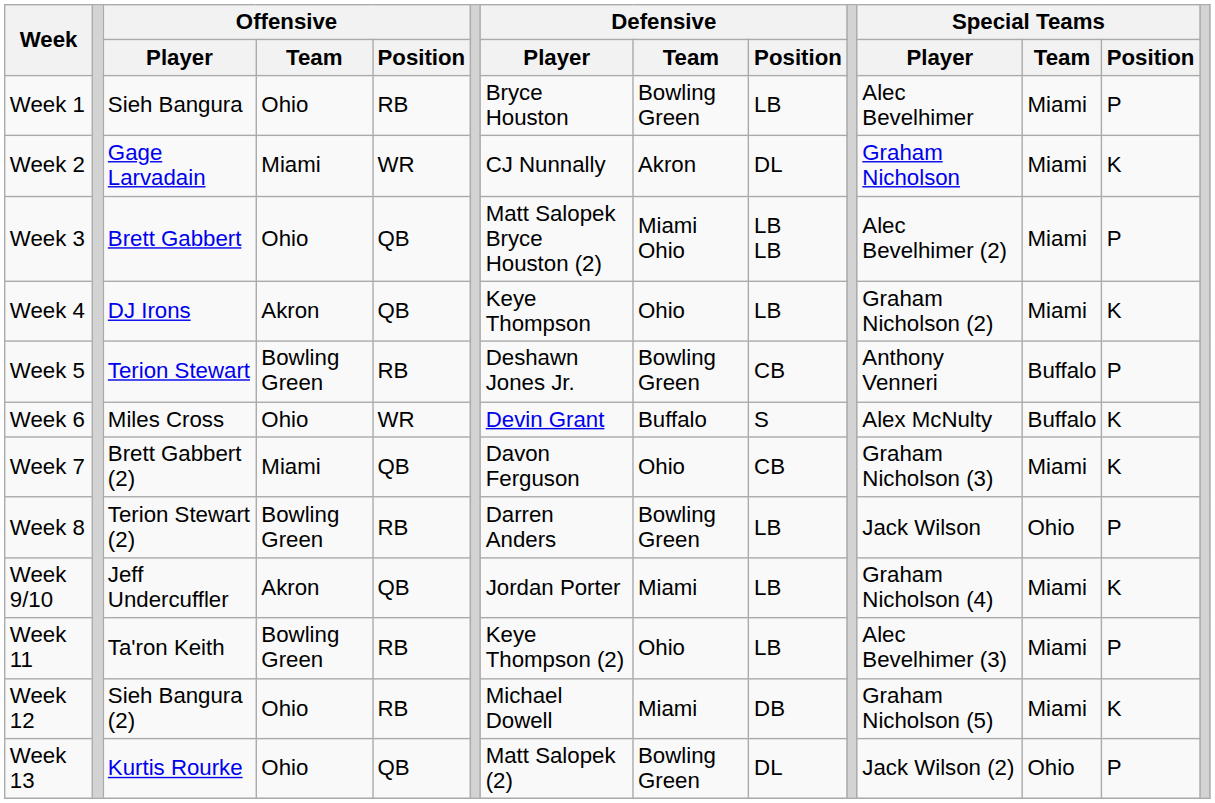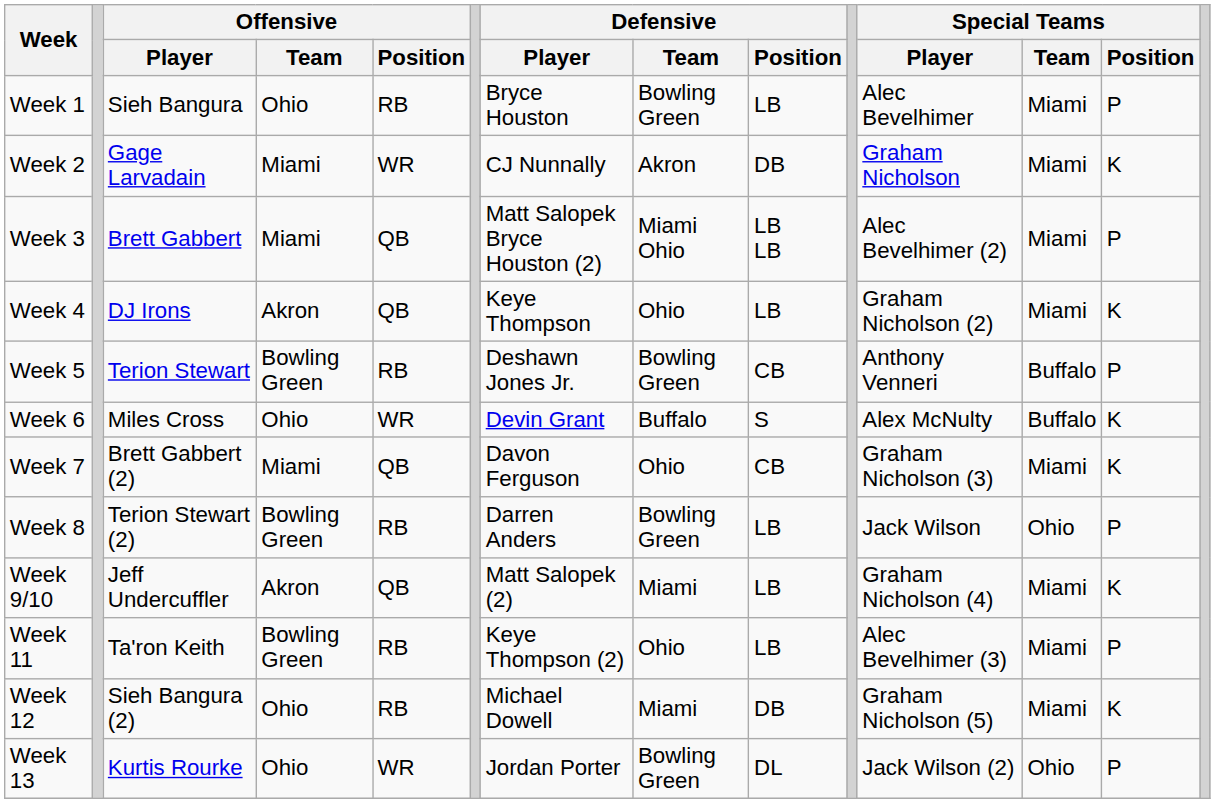(768, 165) DL -> (770, 165) DB
(285, 238) Ohio -> (291, 238) Miami
(553, 587) Jordan Porter -> (551, 587) Matt Salopek (2)
(394, 768) QB -> (396, 768) WR
(551, 768) Matt Salopek (2) -> (553, 768) Jordan Porter
